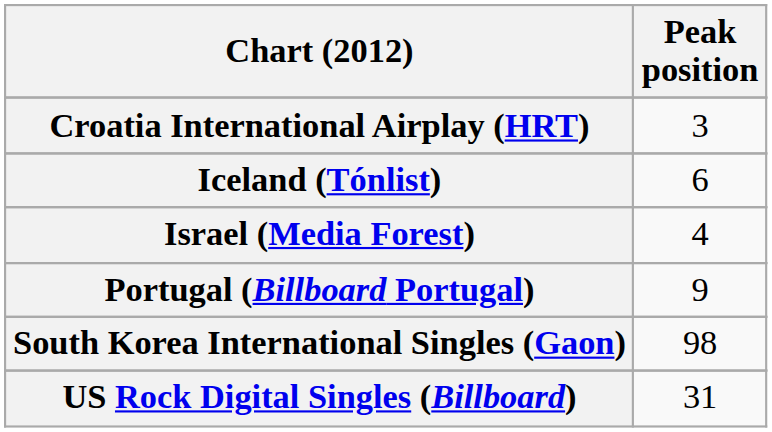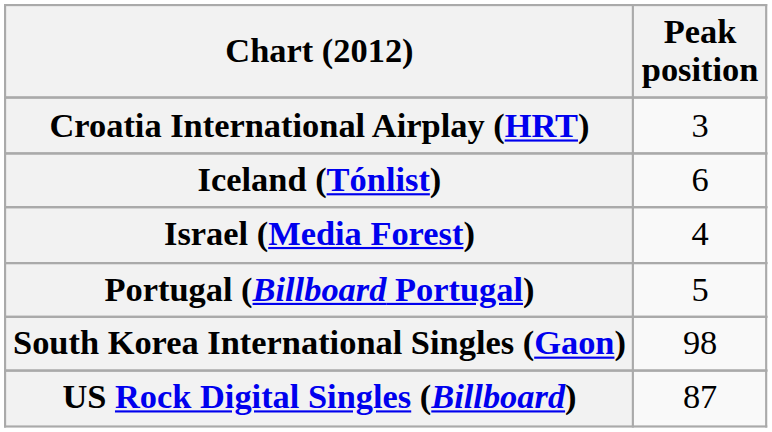(700, 288) 9 -> (700, 288) 5
(700, 397) 31 -> (700, 397) 87
